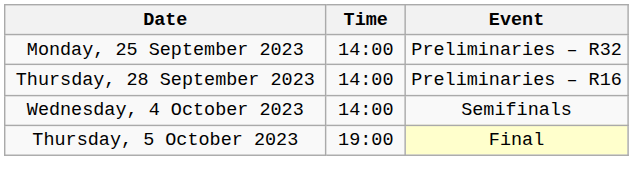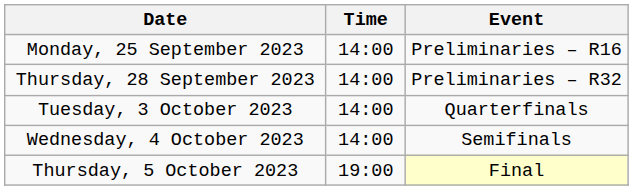(517, 50) Preliminaries – R32 -> (517, 50) Preliminaries – R16
(517, 80) Preliminaries – R16 -> (517, 80) Preliminaries – R32
+ row: (165, 110)
